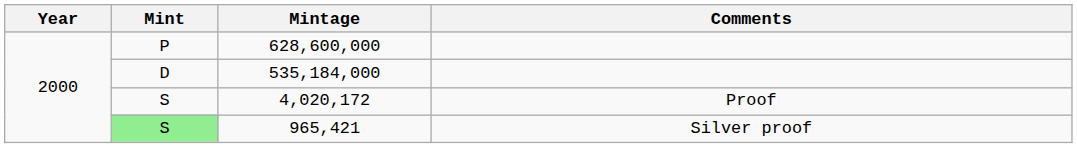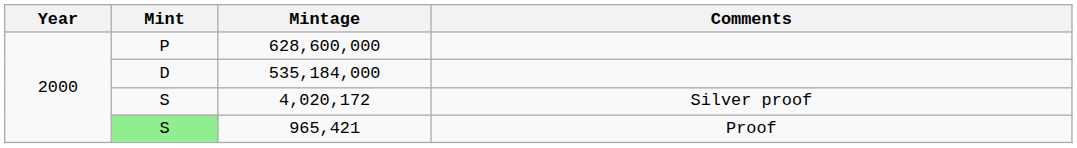(751, 101) Proof -> (751, 101) Silver proof
(751, 129) Silver proof -> (751, 129) Proof
